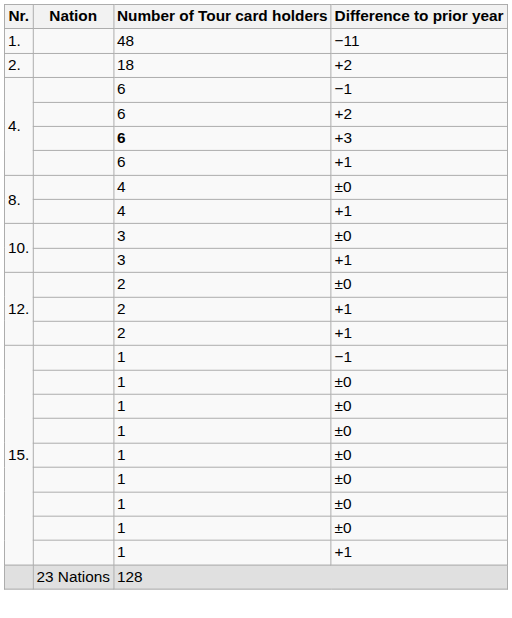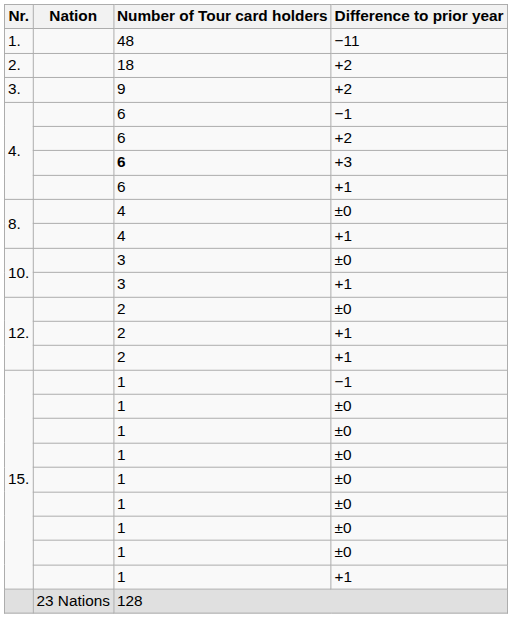+ row: (14, 89)
